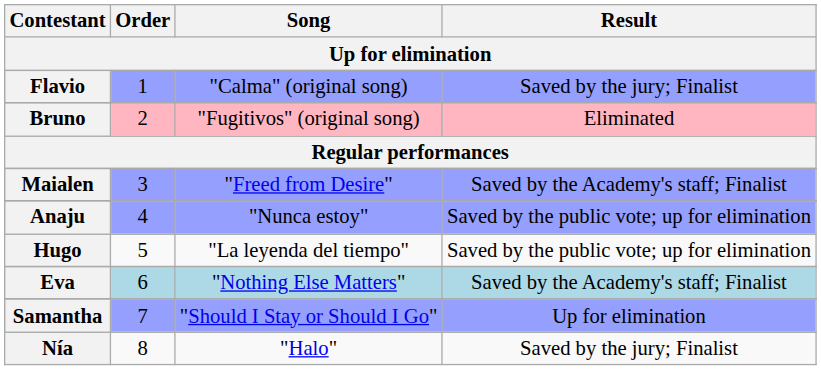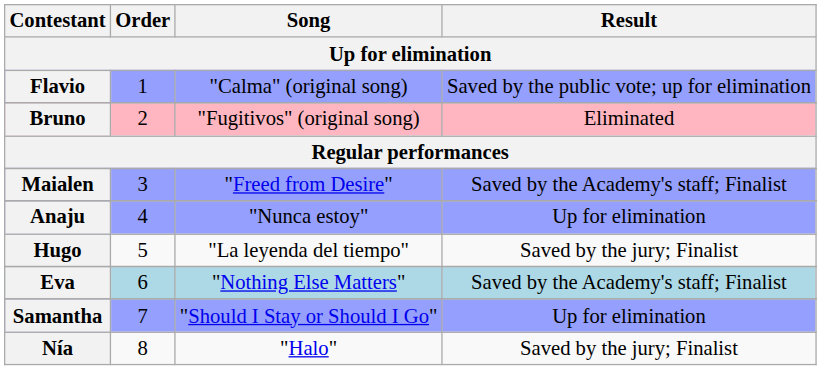(629, 86) Saved by the jury; Finalist -> (629, 86) Saved by the public vote; up for elimination
(629, 217) Saved by the public vote; up for elimination -> (629, 217) Up for elimination
(629, 250) Saved by the public vote; up for elimination -> (629, 250) Saved by the jury; Finalist
